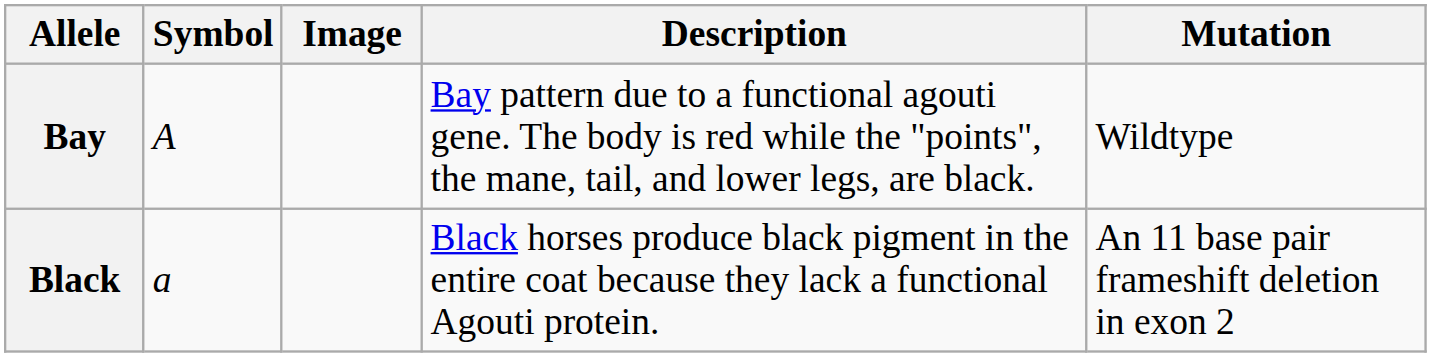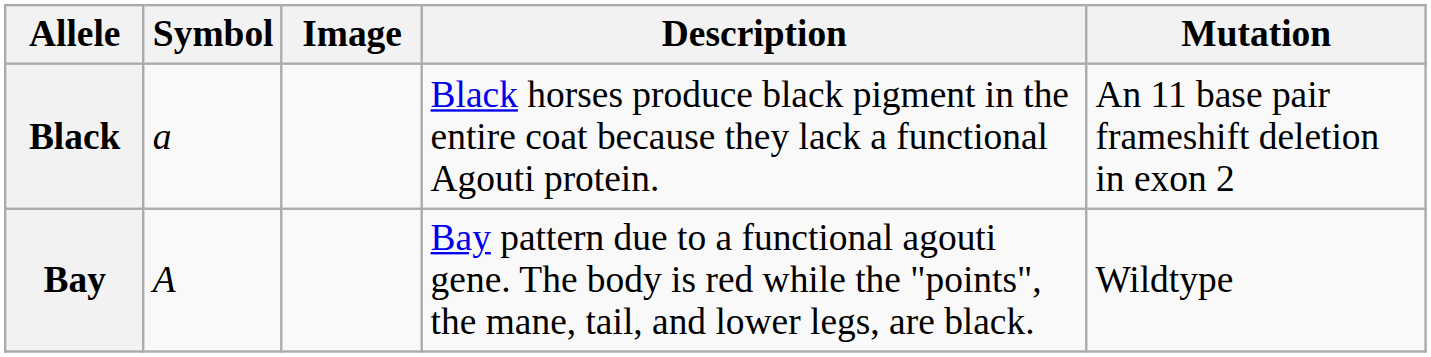rows swapped: (75, 135) <-> (75, 279)
